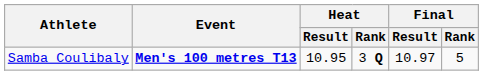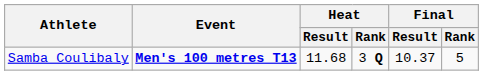(326, 58) 10.95 -> (326, 58) 11.68
(415, 58) 10.97 -> (415, 58) 10.37
